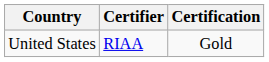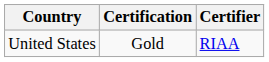columns swapped: (134, 17) <-> (216, 17)
